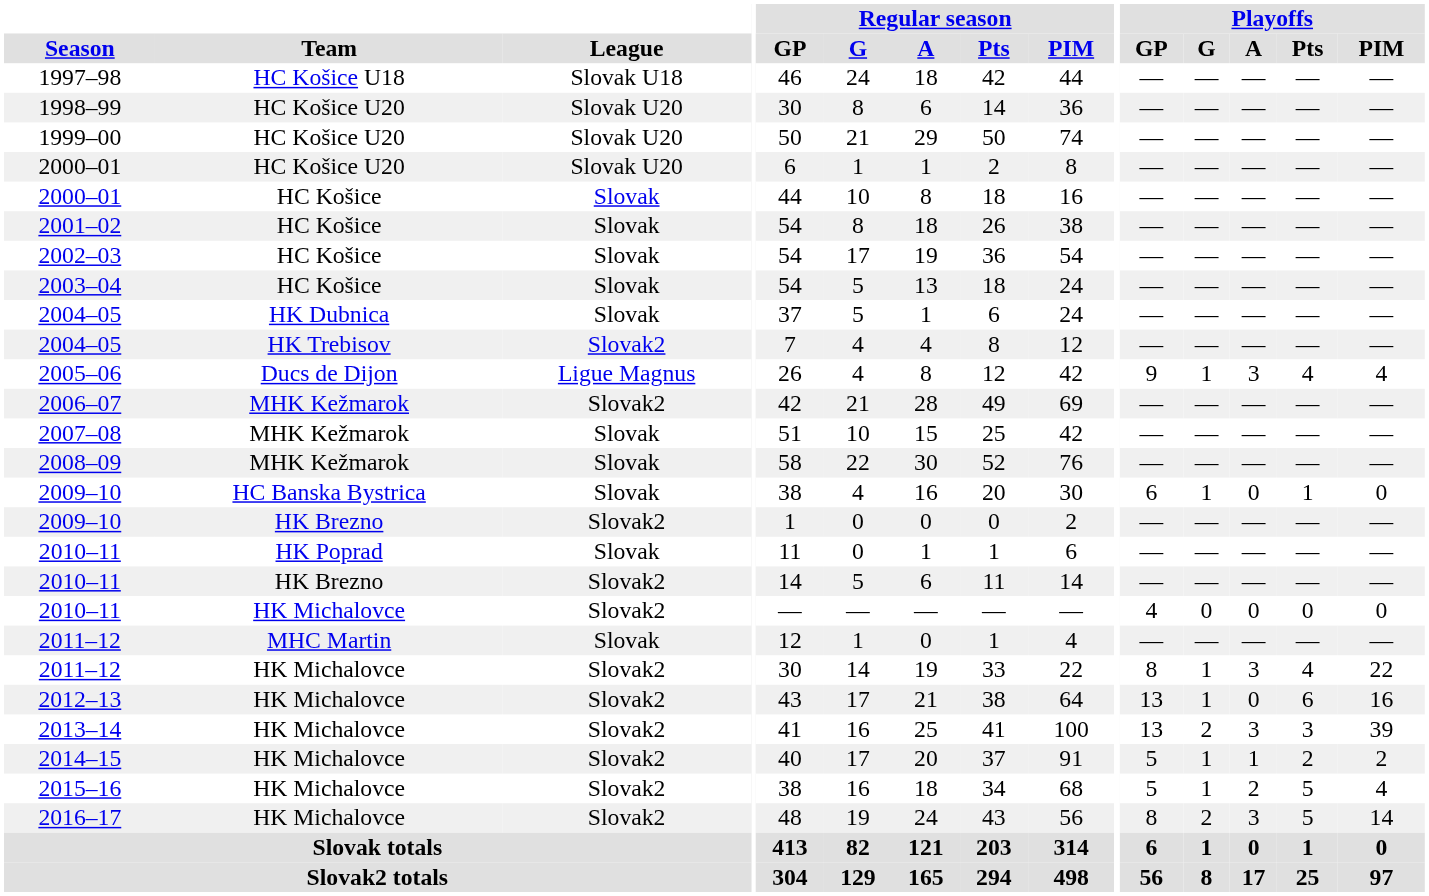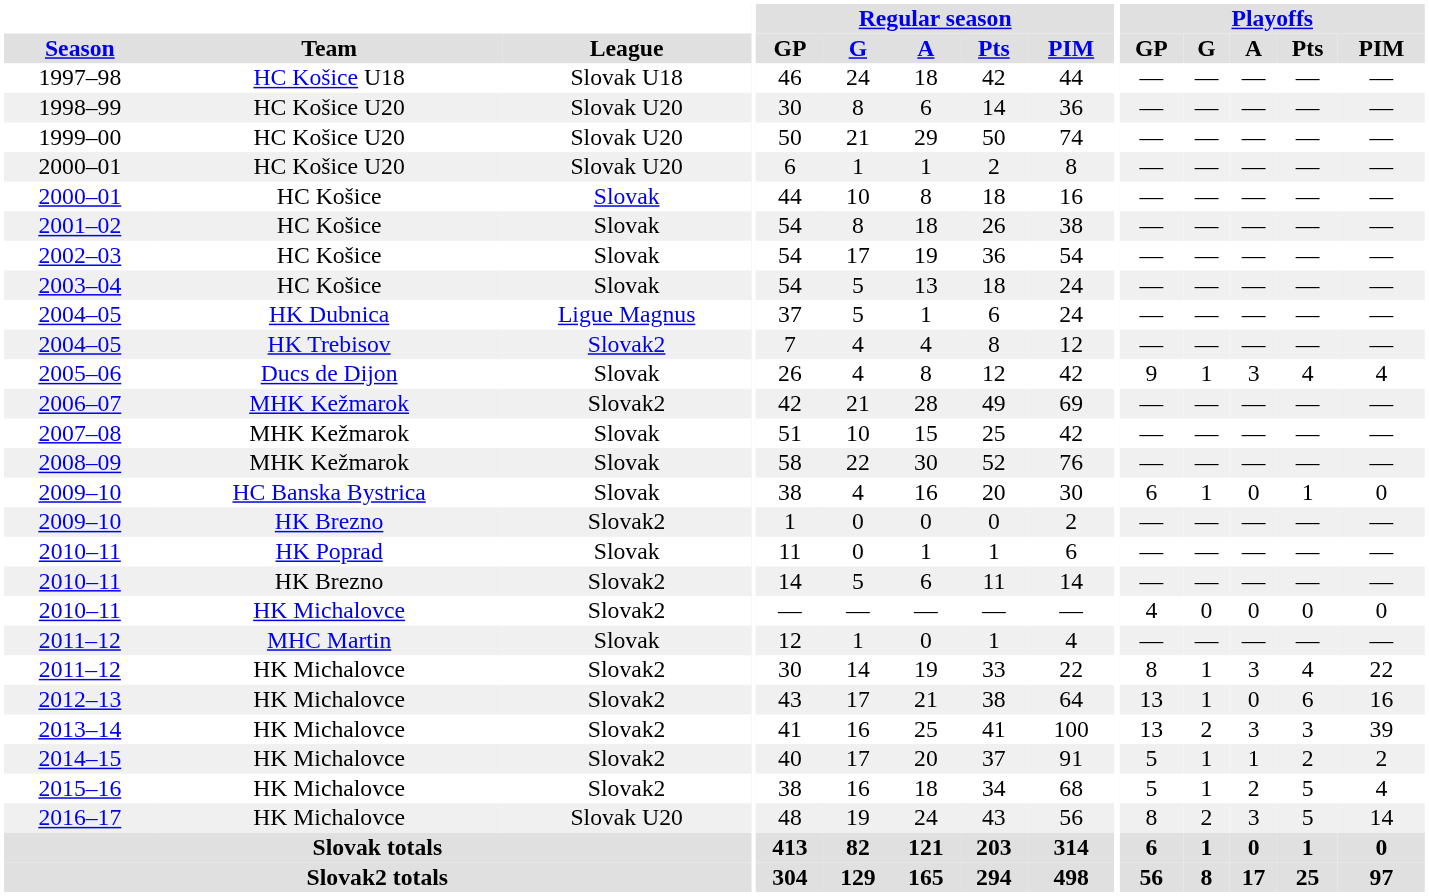(627, 314) Slovak -> (627, 314) Ligue Magnus
(627, 373) Ligue Magnus -> (627, 373) Slovak
(627, 817) Slovak2 -> (627, 817) Slovak U20
